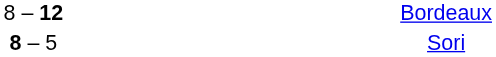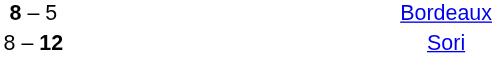(33, 13) 8 – 12 -> (33, 13) 8 – 5
(33, 42) 8 – 5 -> (33, 42) 8 – 12
